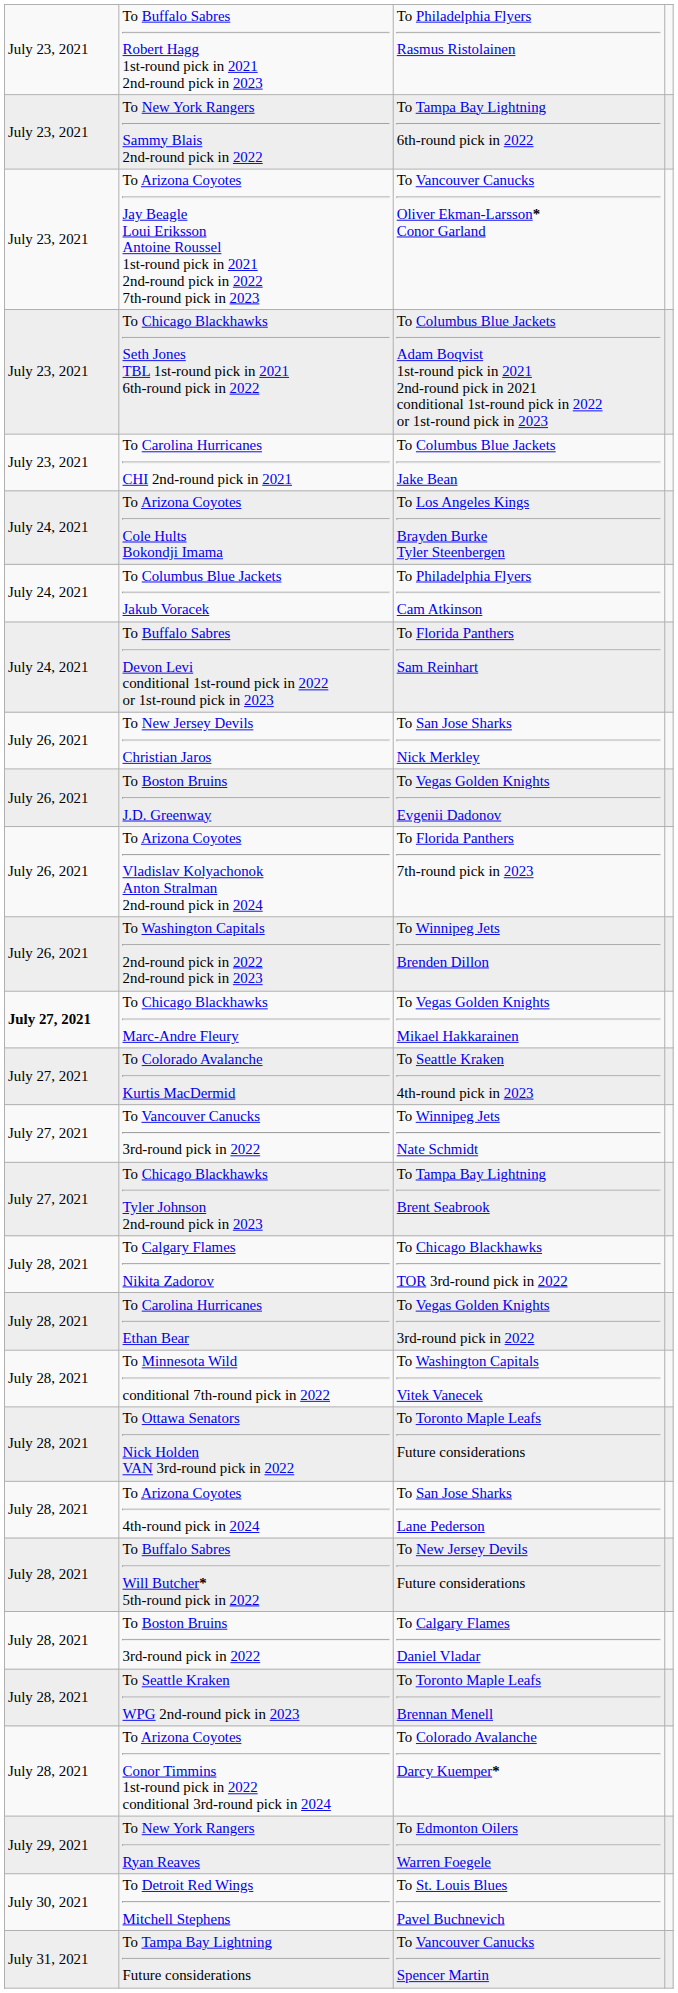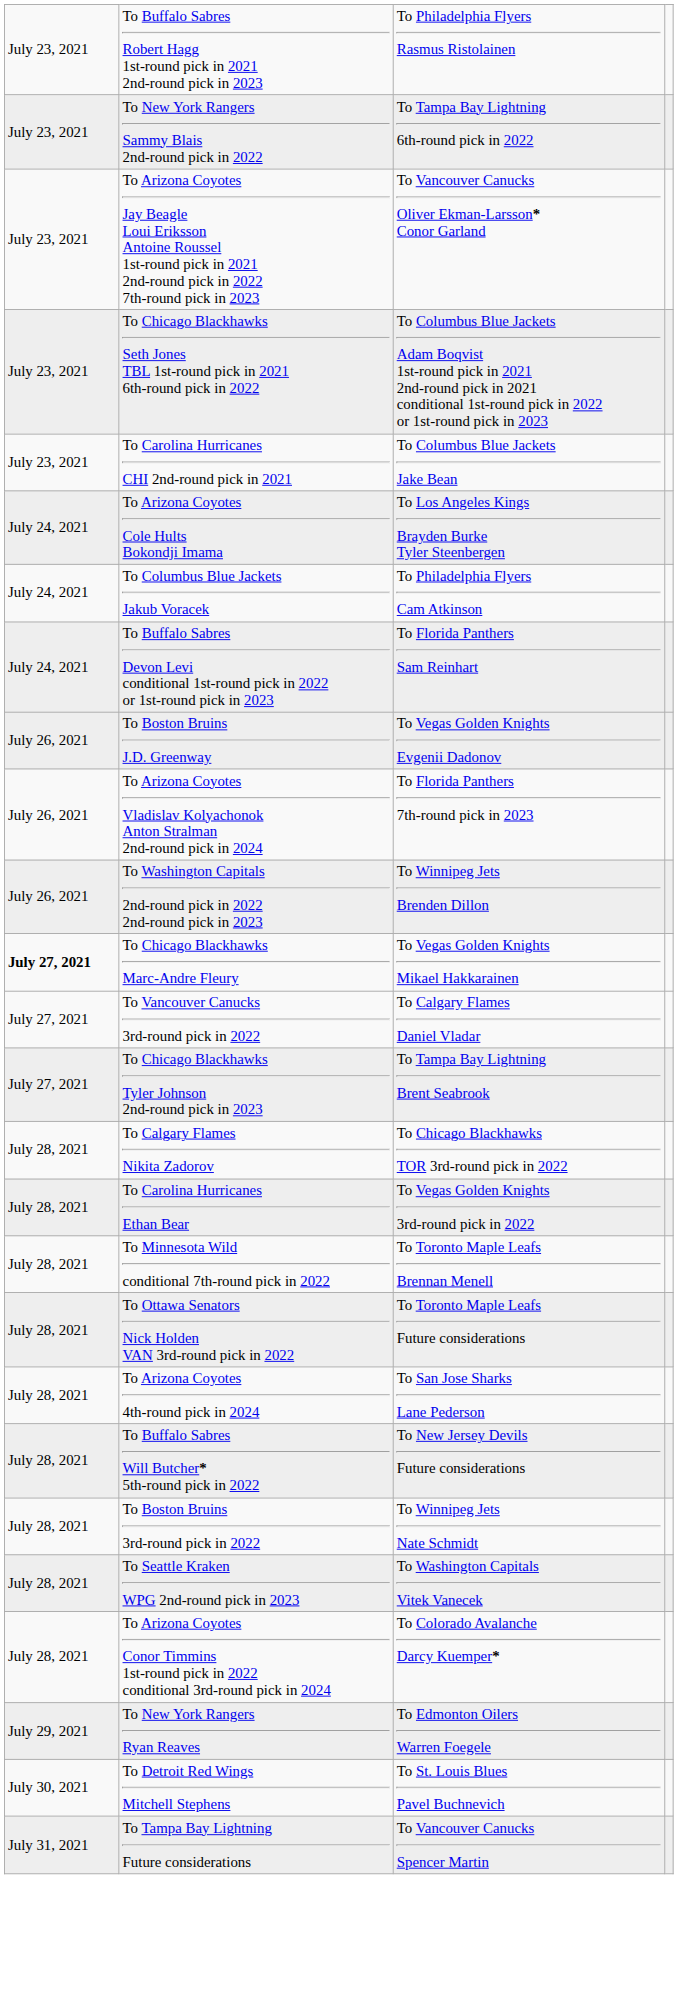- row: (256, 740)
- row: (256, 1076)
(529, 1133) To Winnipeg Jets Nate Schmidt -> (529, 1019) To Calgary Flames Daniel Vladar
(529, 1378) To Washington Capitals Vitek Vanecek -> (529, 1264) To Toronto Maple Leafs Brennan Menell
(529, 1640) To Calgary Flames Daniel Vladar -> (529, 1526) To Winnipeg Jets Nate Schmidt
(529, 1697) To Toronto Maple Leafs Brennan Menell -> (529, 1583) To Washington Capitals Vitek Vanecek
